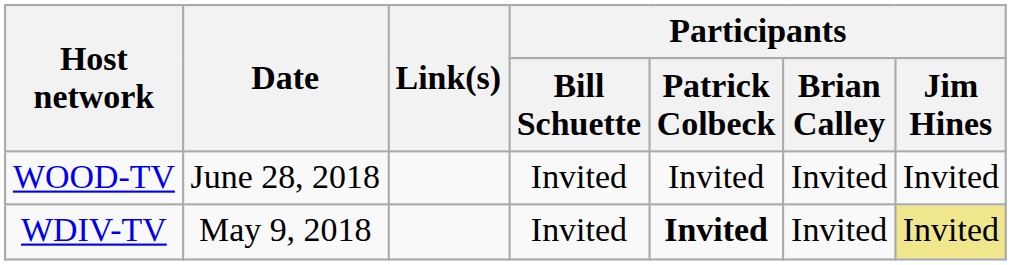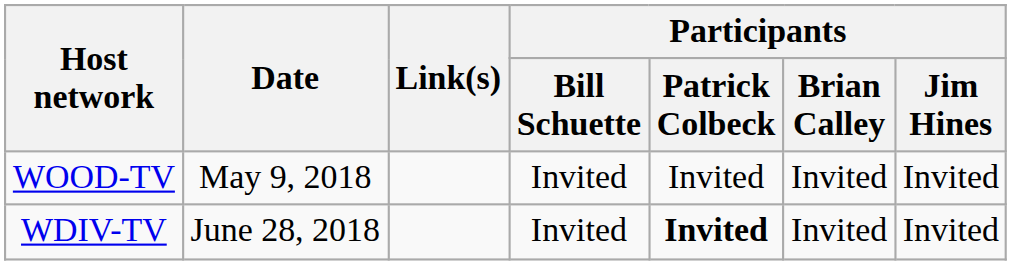(285, 177) June 28, 2018 -> (285, 177) May 9, 2018
(285, 230) May 9, 2018 -> (285, 230) June 28, 2018
(951, 230) khaki background -> (951, 230) no background
